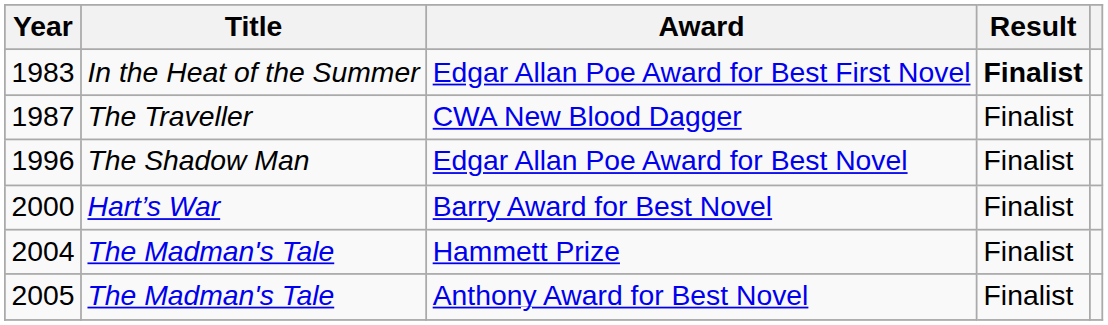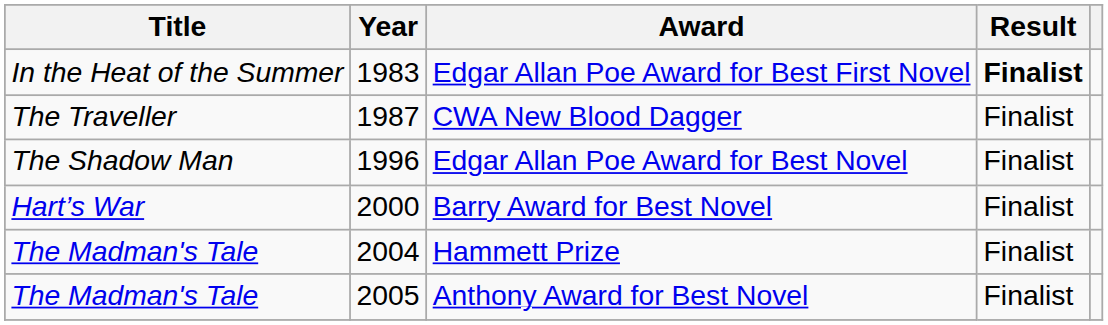columns swapped: (43, 26) <-> (254, 26)
